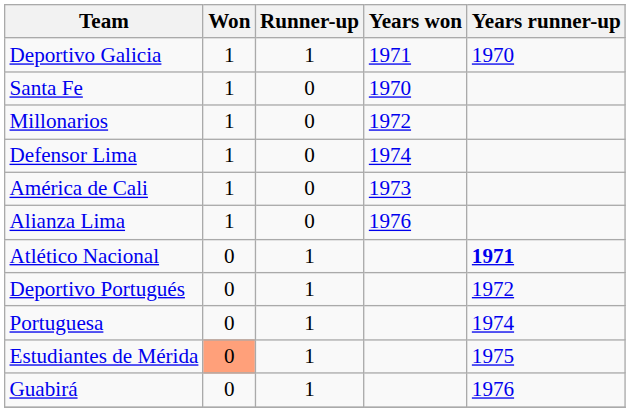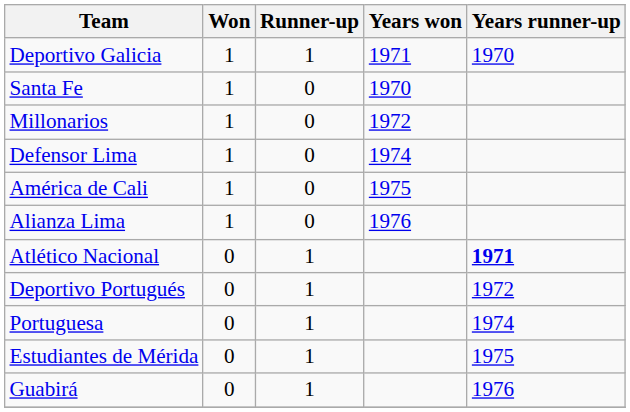(390, 188) 1973 -> (390, 188) 1975
(229, 356) lightsalmon background -> (229, 356) no background
